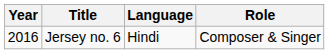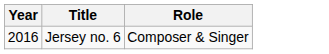- column: (160, 15)
